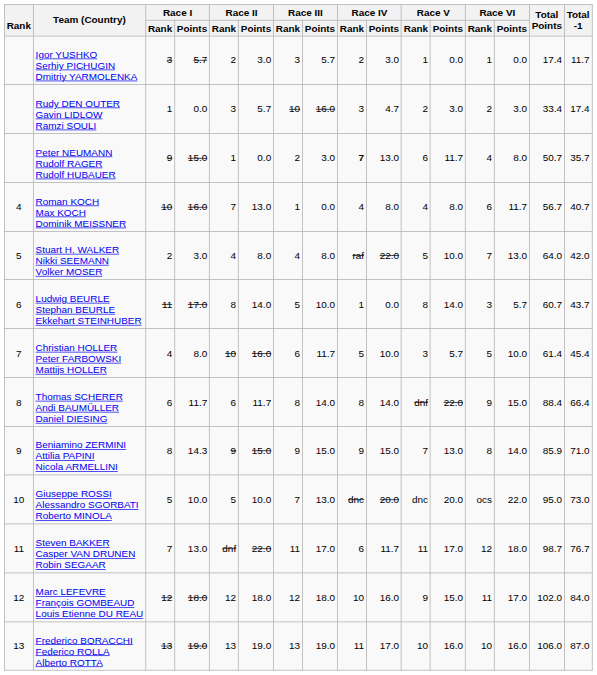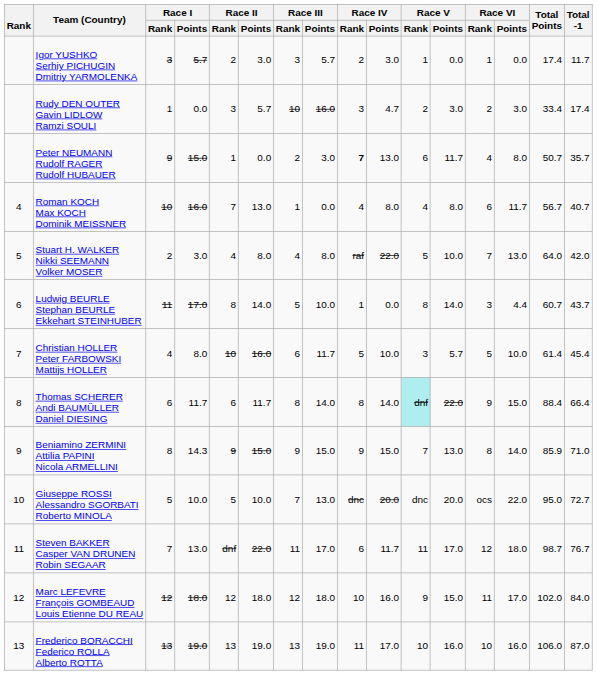(520, 305) 5.7 -> (520, 305) 4.4
(421, 402) no background -> (421, 402) paleturquoise background
(580, 500) 73.0 -> (580, 500) 72.7
